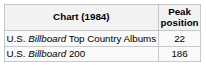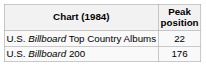(180, 54) 186 -> (180, 54) 176
